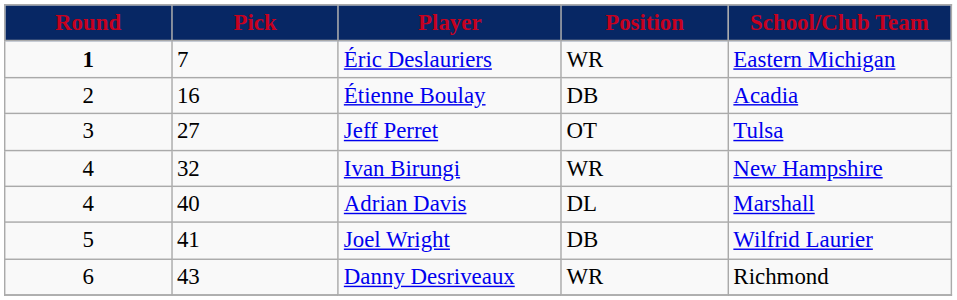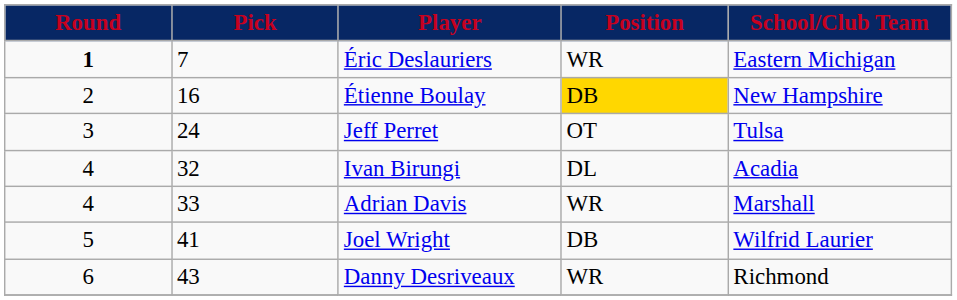(582, 95) no background -> (582, 95) gold background
(766, 95) Acadia -> (808, 95) New Hampshire
(188, 131) 27 -> (188, 131) 24
(585, 167) WR -> (582, 167) DL
(808, 167) New Hampshire -> (766, 167) Acadia
(188, 204) 40 -> (188, 204) 33
(582, 204) DL -> (585, 204) WR
